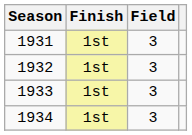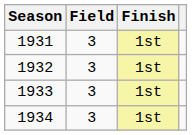columns swapped: (153, 17) <-> (96, 17)
